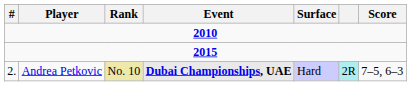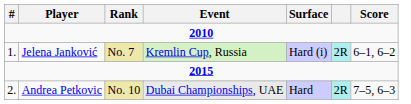+ row: (59, 52)
(219, 71) bold -> (215, 90) normal
